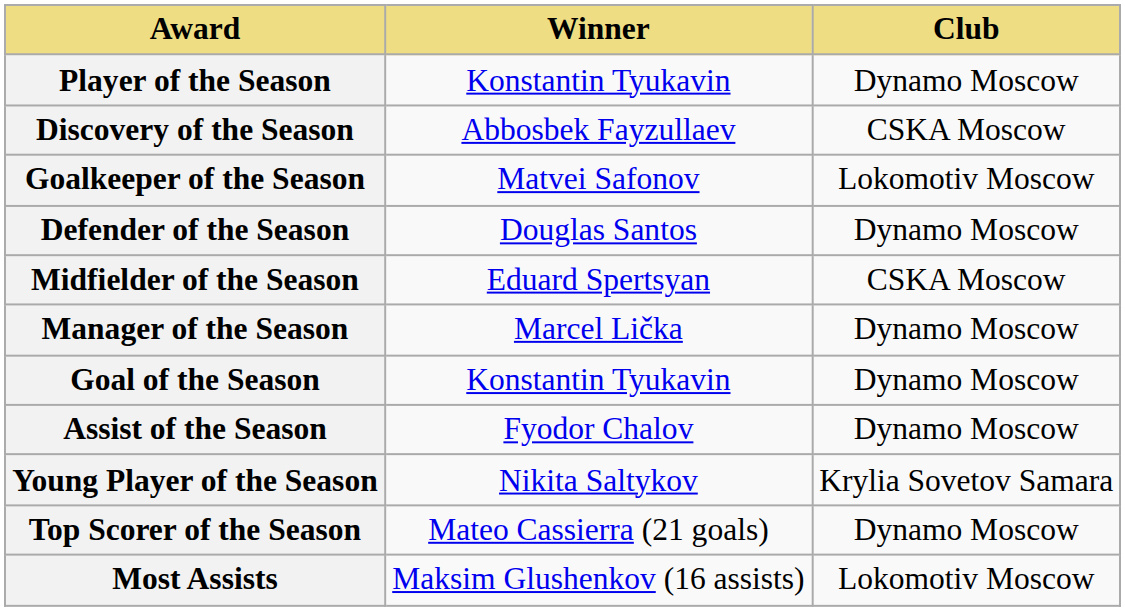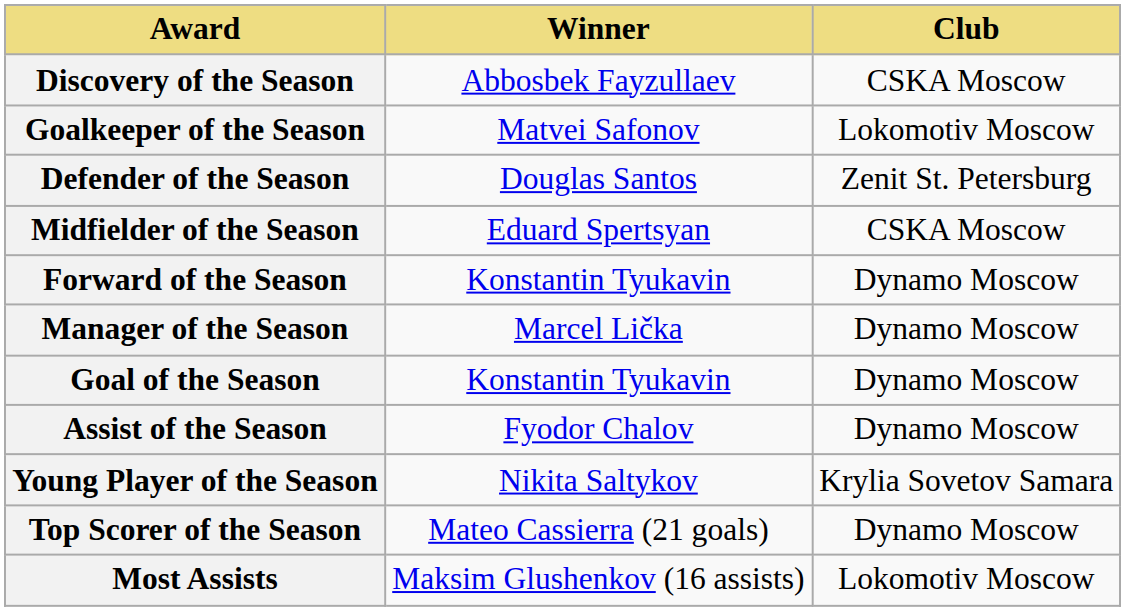- row: (195, 79)
(966, 229) Dynamo Moscow -> (966, 179) Zenit St. Petersburg
+ row: (195, 279)
